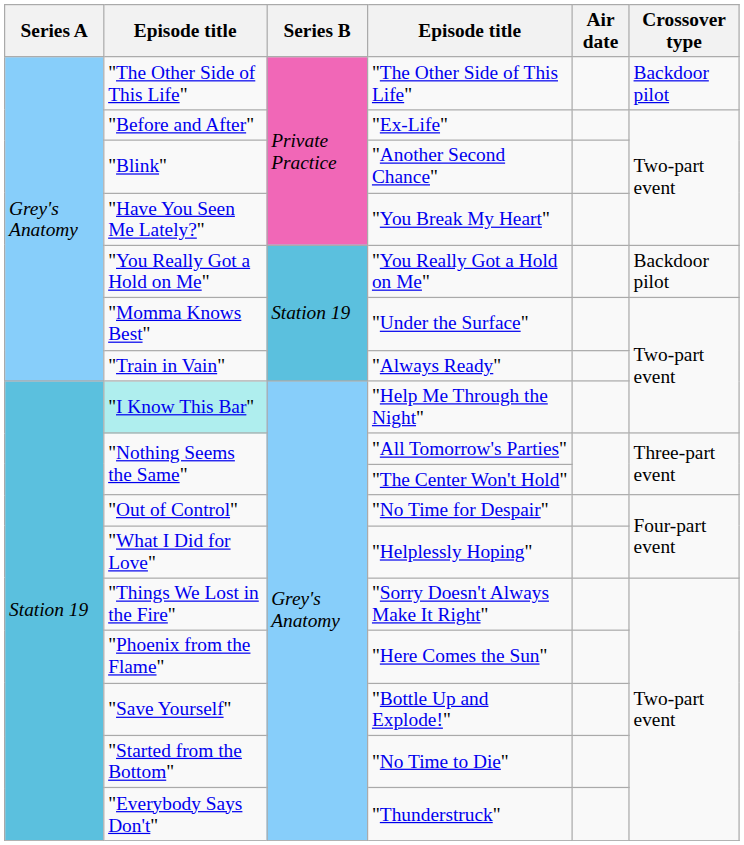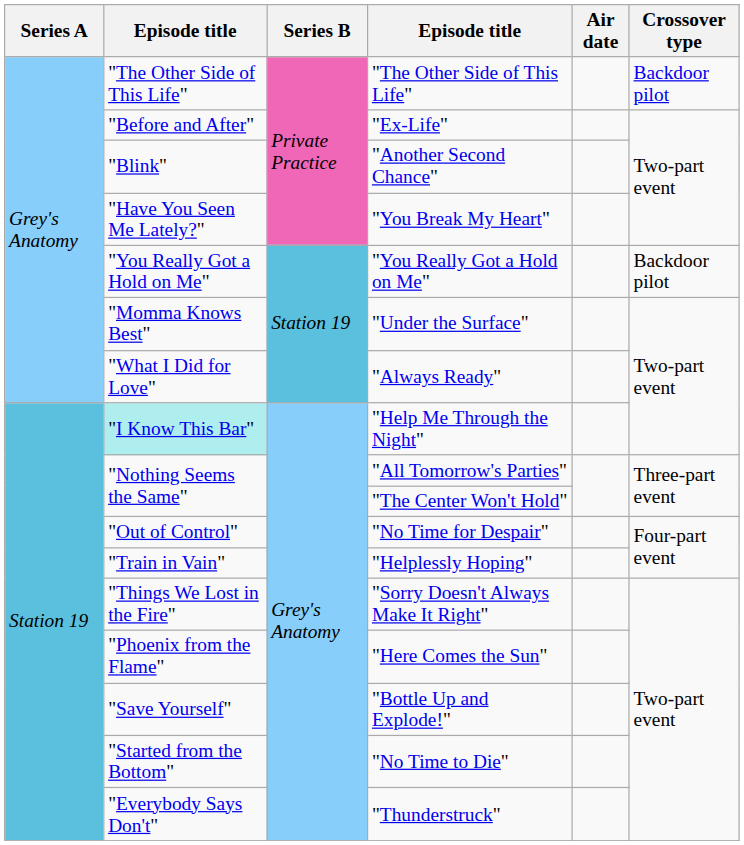(167, 365) "Train in Vain" -> (169, 376) "What I Did for Love"
(169, 551) "What I Did for Love" -> (167, 562) "Train in Vain"
